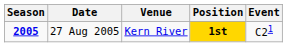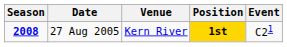(26, 32) 2005 -> (26, 32) 2008
